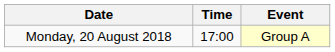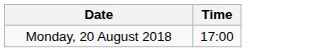- column: (285, 15)
